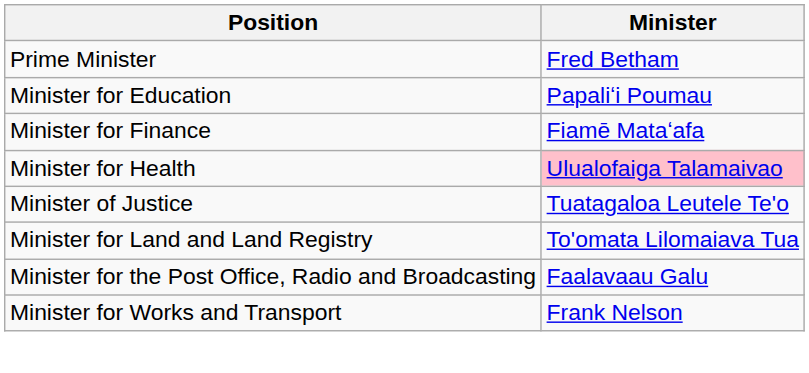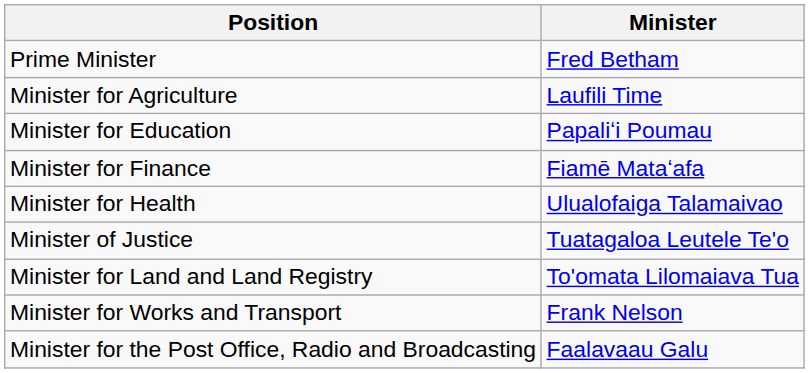+ row: (124, 95)
(665, 167) pink background -> (665, 204) no background
rows swapped: (273, 276) <-> (176, 312)
